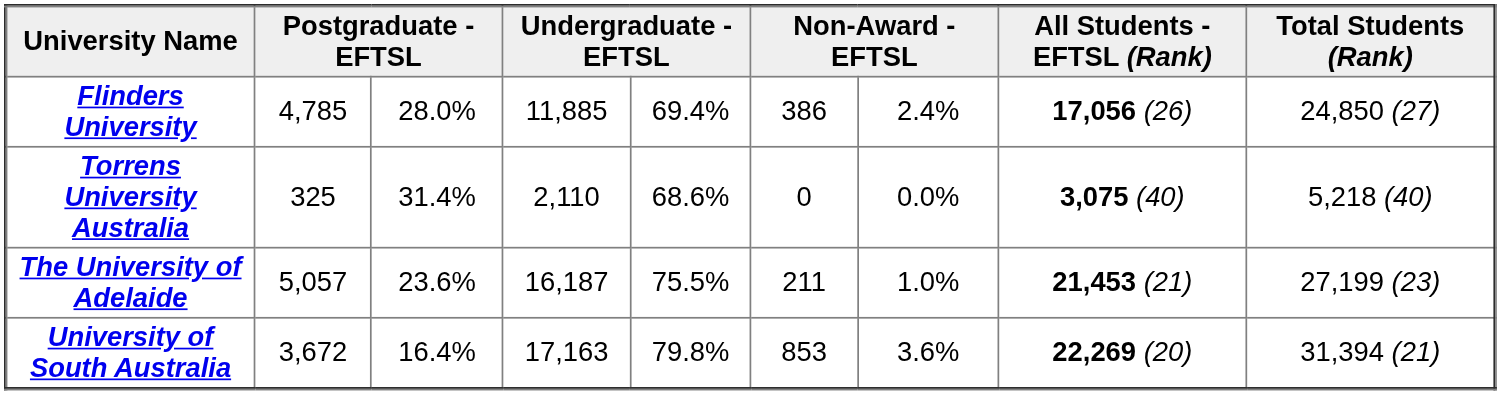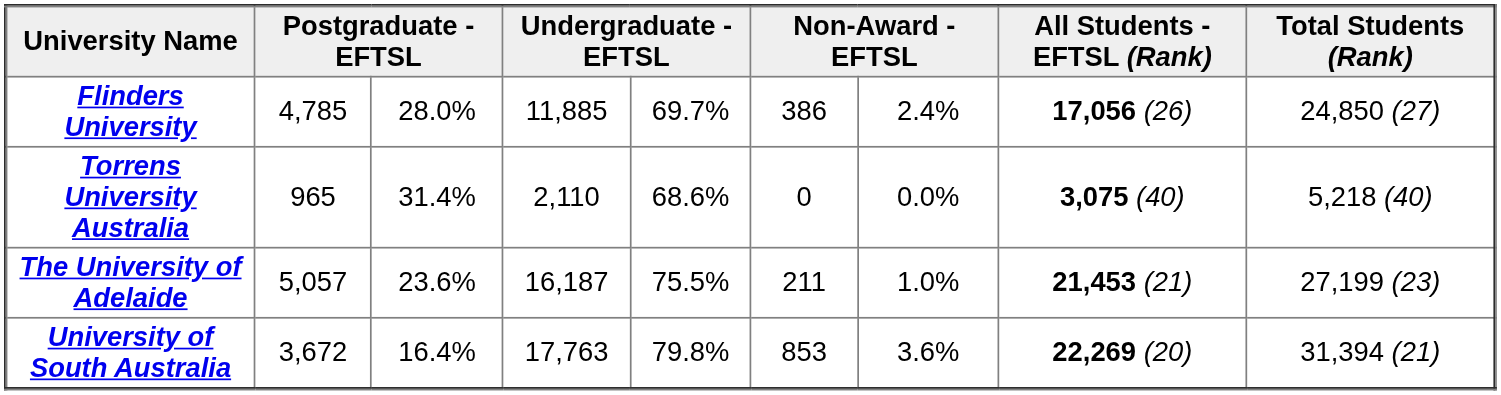(691, 111) 69.4% -> (691, 111) 69.7%
(313, 196) 325 -> (313, 196) 965
(567, 352) 17,163 -> (567, 352) 17,763
